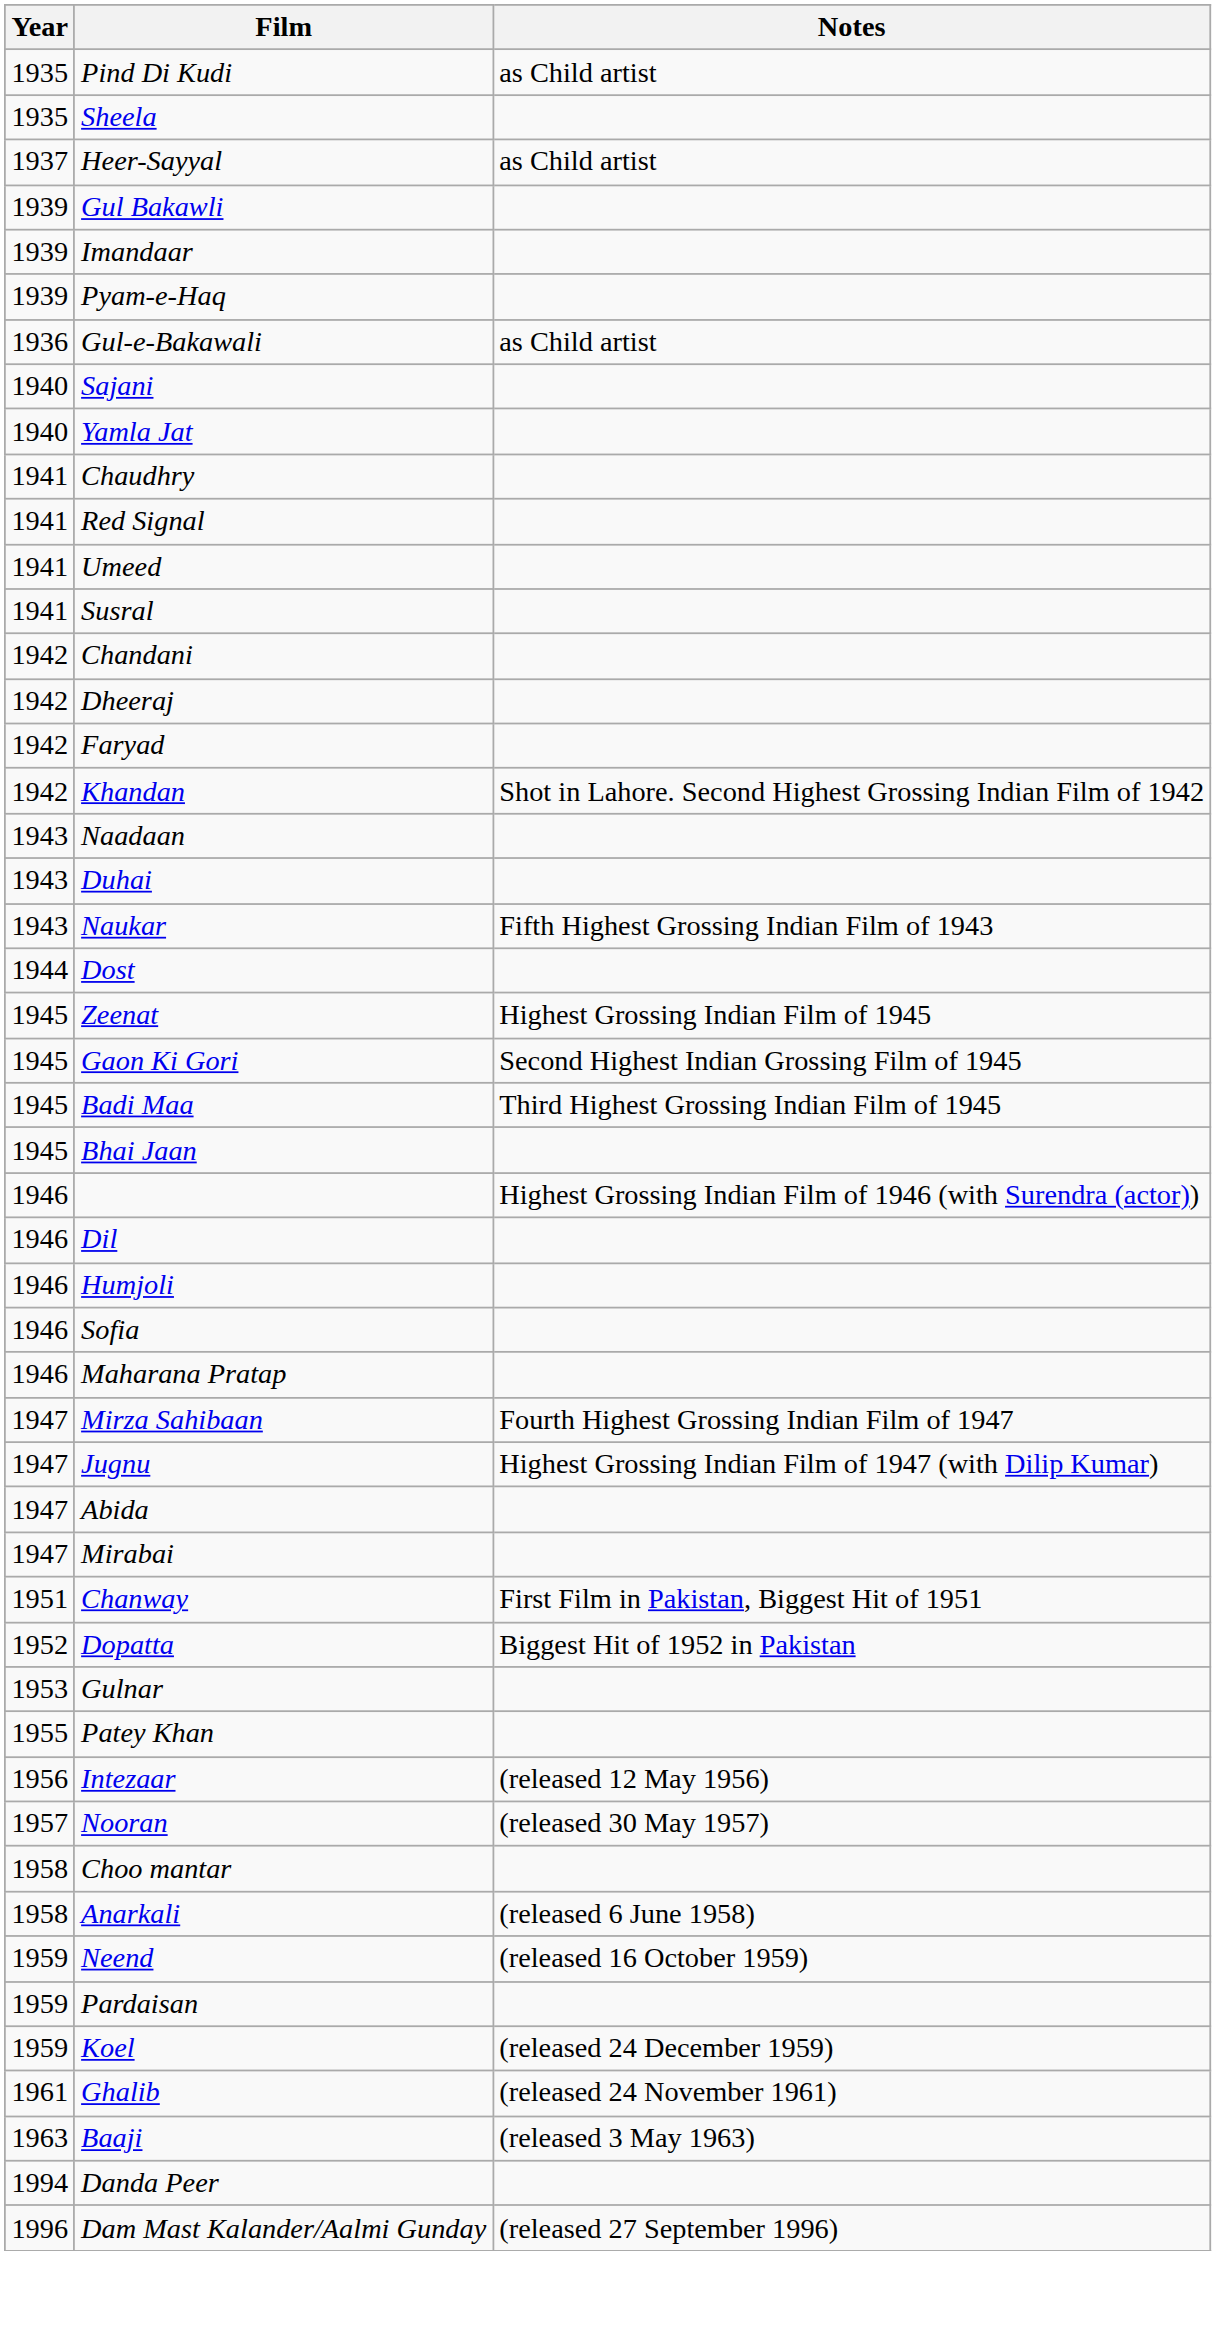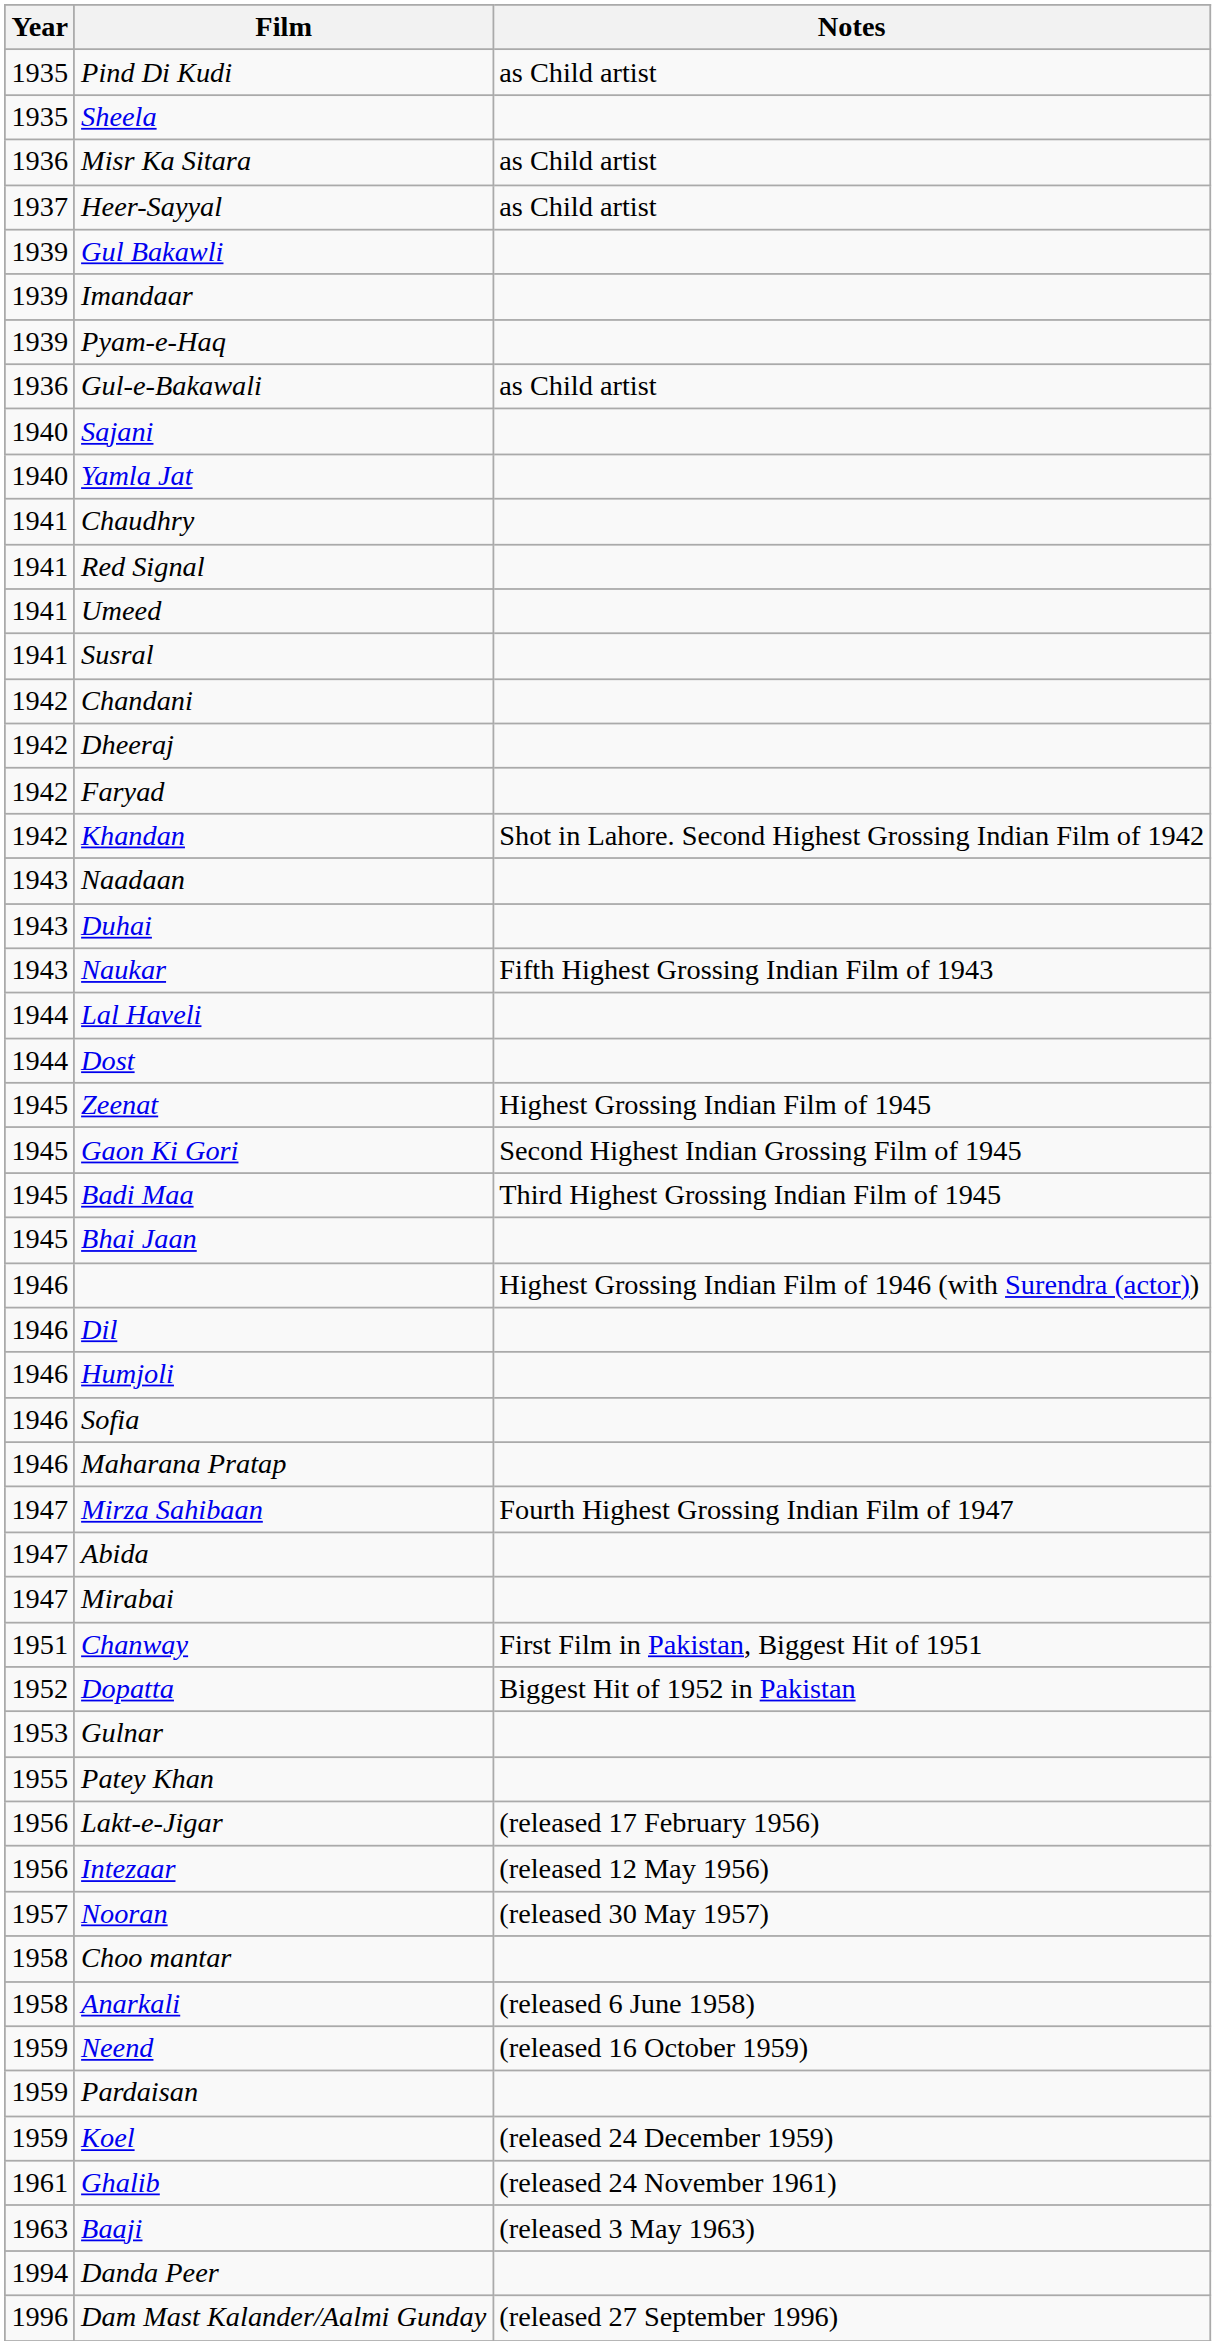+ row: (40, 161)
+ row: (40, 1015)
- row: (40, 1464)
+ row: (40, 1823)
